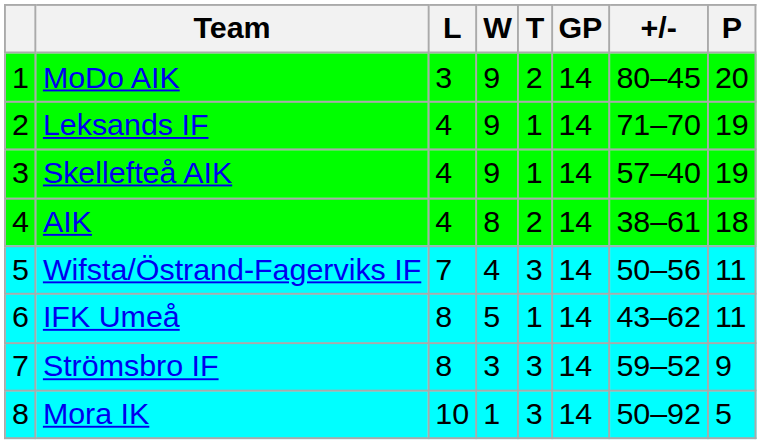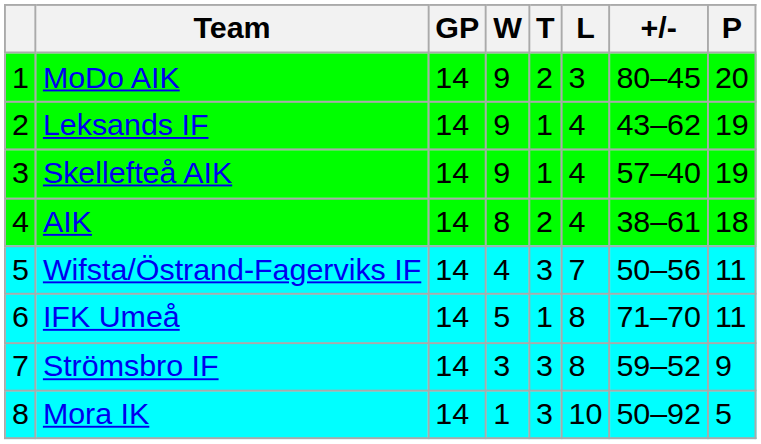columns swapped: (580, 28) <-> (452, 28)
(659, 125) 71–70 -> (659, 125) 43–62
(659, 317) 43–62 -> (659, 317) 71–70
